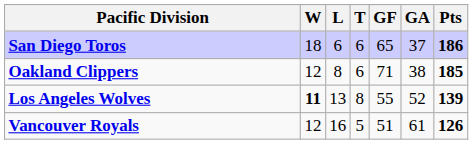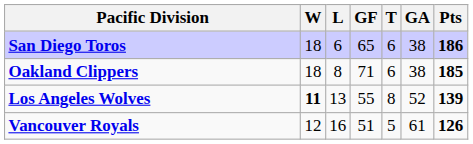columns swapped: (360, 17) <-> (385, 17)
(417, 44) 37 -> (417, 44) 38
(313, 71) 12 -> (313, 71) 18
